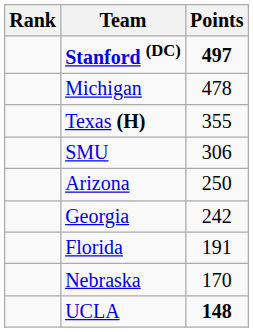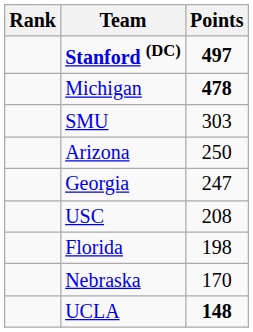(217, 89) normal -> (217, 89) bold
- row: (105, 120)
(217, 152) 306 -> (217, 120) 303
(217, 216) 242 -> (217, 184) 247
+ row: (85, 216)
(217, 247) 191 -> (217, 247) 198
